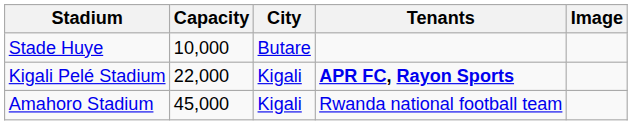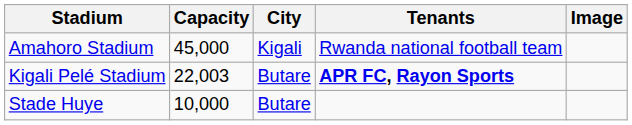rows swapped: (81, 104) <-> (56, 47)
(202, 76) 22,000 -> (202, 76) 22,003
(280, 76) Kigali -> (284, 76) Butare
